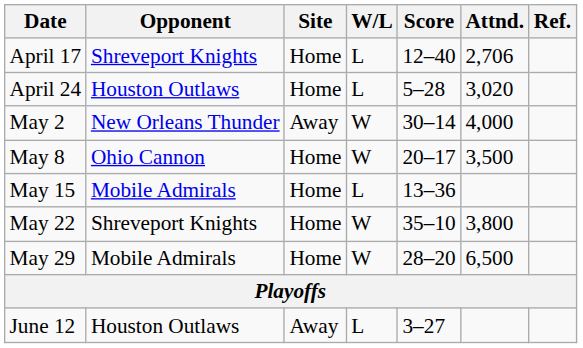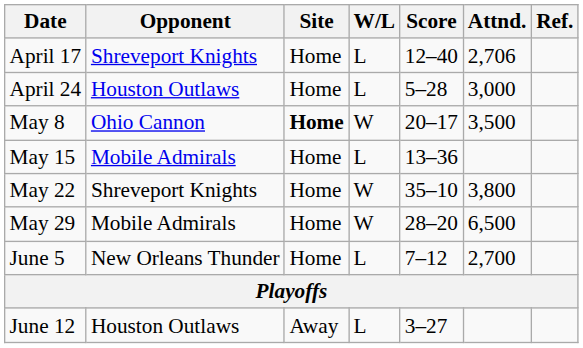(489, 88) 3,020 -> (492, 88) 3,000
- row: (37, 122)
(315, 156) normal -> (317, 122) bold
+ row: (37, 257)
